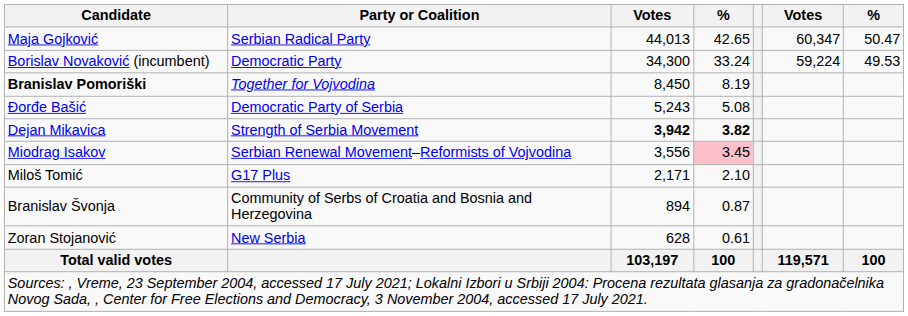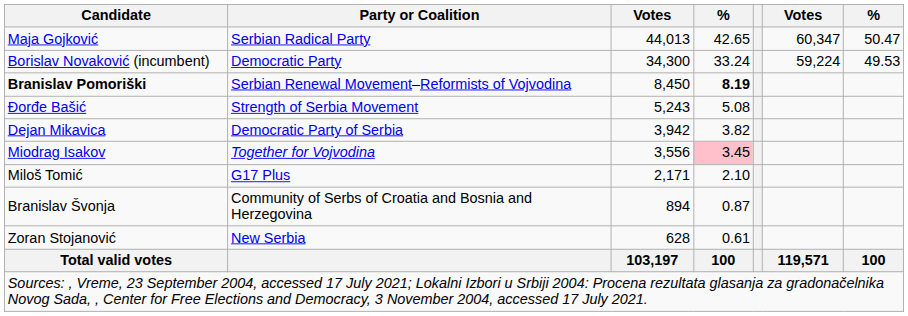(303, 84) Together for Vojvodina -> (401, 84) Serbian Renewal Movement–Reformists of Vojvodina
(736, 84) normal -> (736, 84) bold
(317, 107) Democratic Party of Serbia -> (325, 107) Strength of Serbia Movement
(325, 130) Strength of Serbia Movement -> (317, 130) Democratic Party of Serbia
(672, 130) bold -> (672, 130) normal
(736, 130) bold -> (736, 130) normal
(401, 152) Serbian Renewal Movement–Reformists of Vojvodina -> (303, 152) Together for Vojvodina
